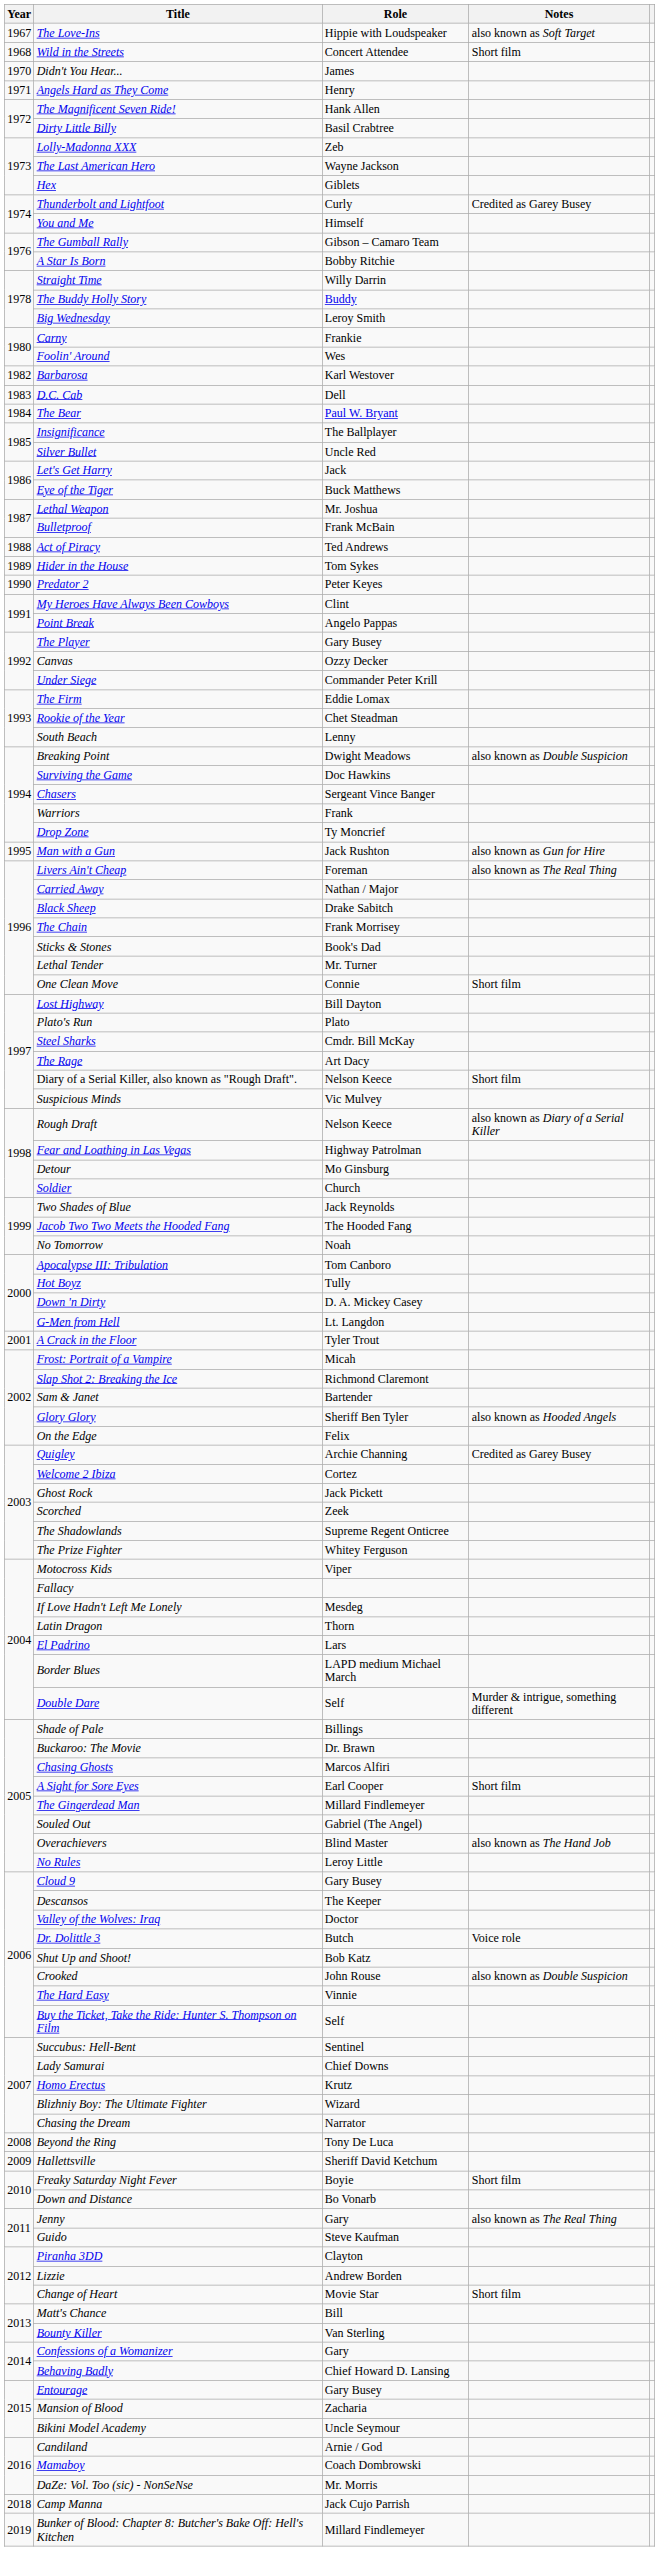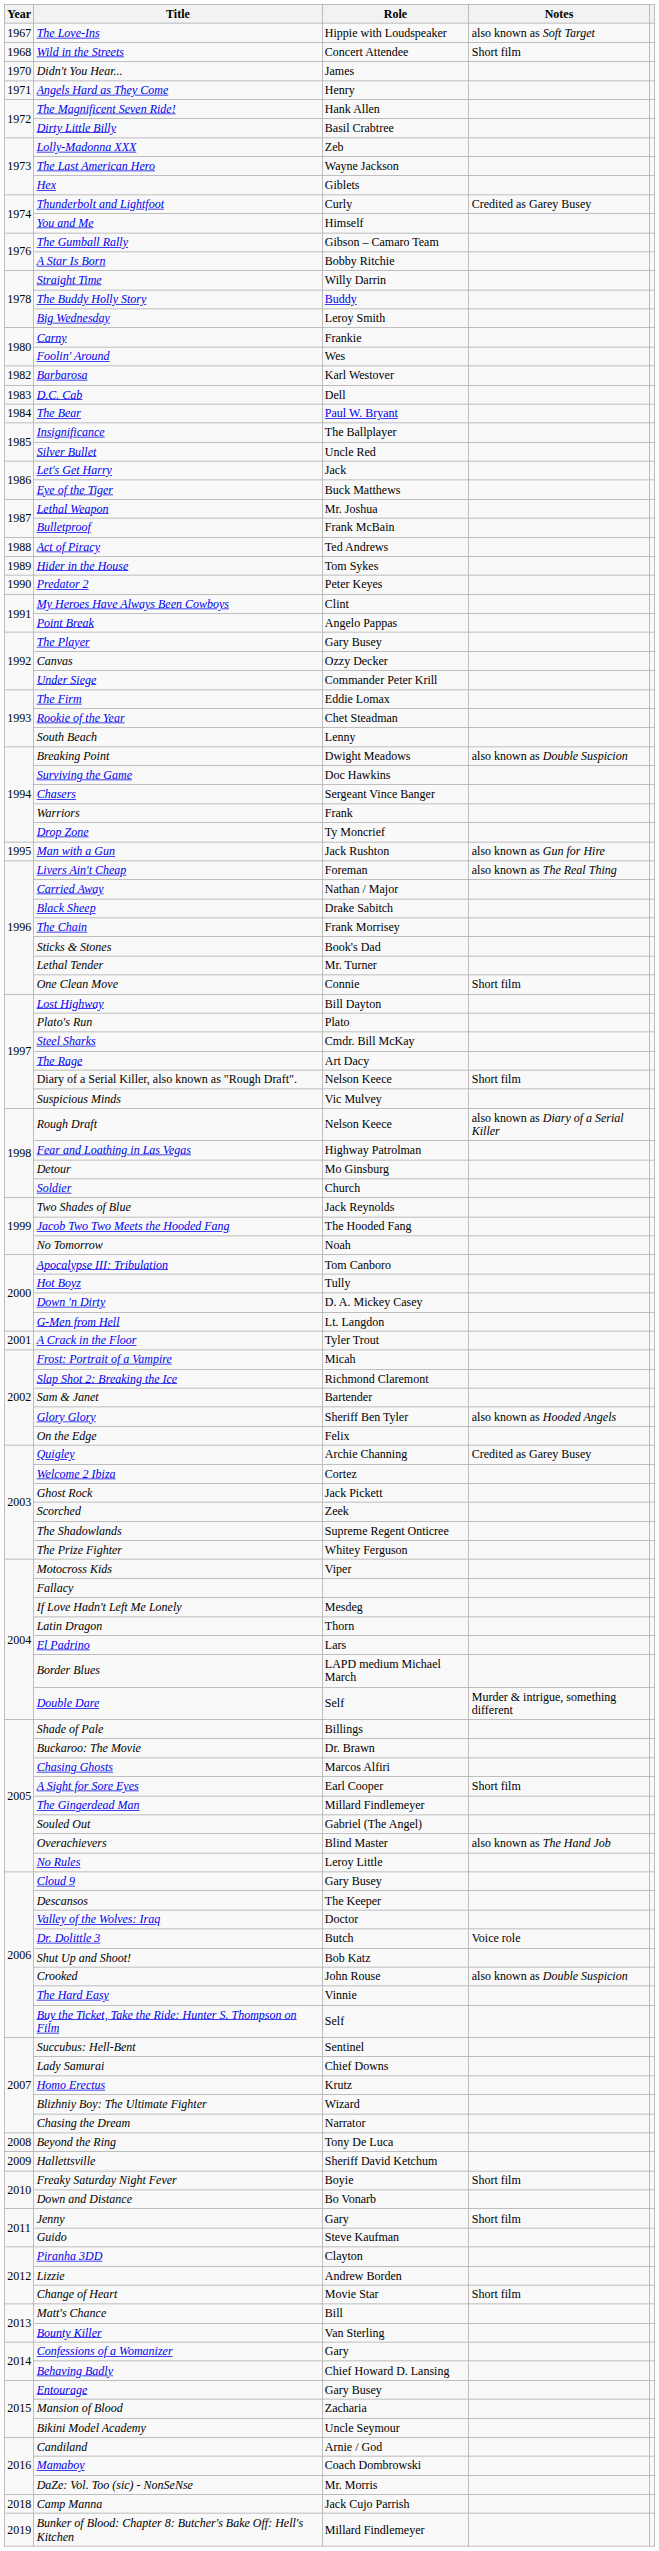(544, 2218) also known as The Real Thing -> (496, 2218) Short film
